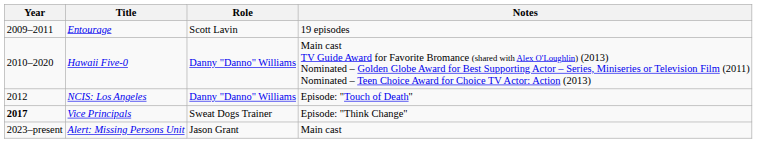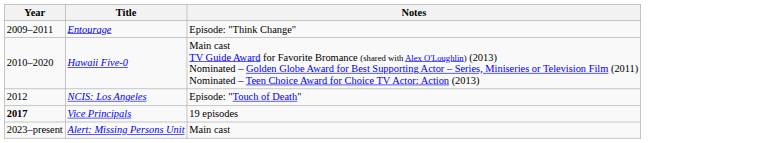- column: (243, 12)
(325, 29) 19 episodes -> (243, 29) Episode: "Think Change"
(354, 113) Episode: "Think Change" -> (214, 113) 19 episodes
